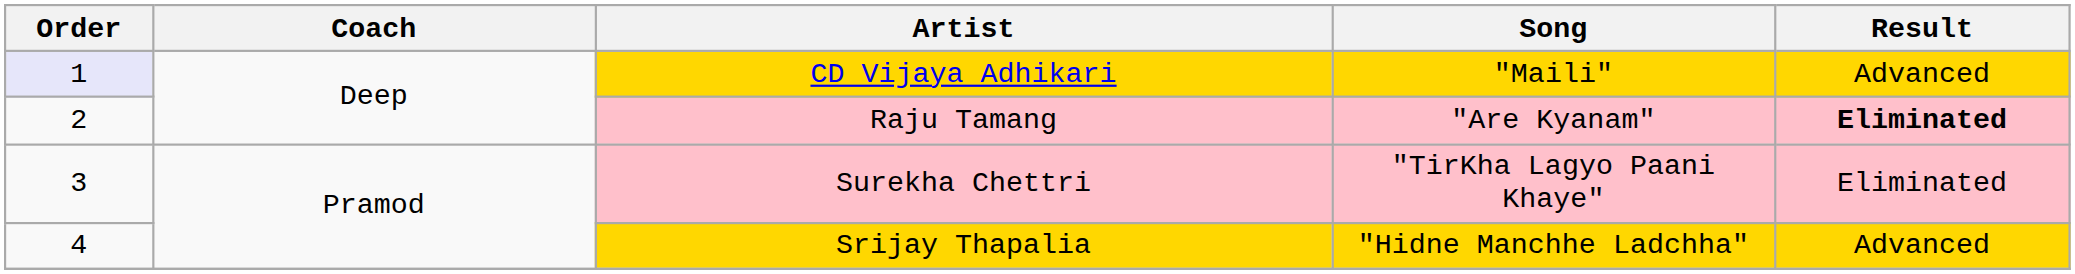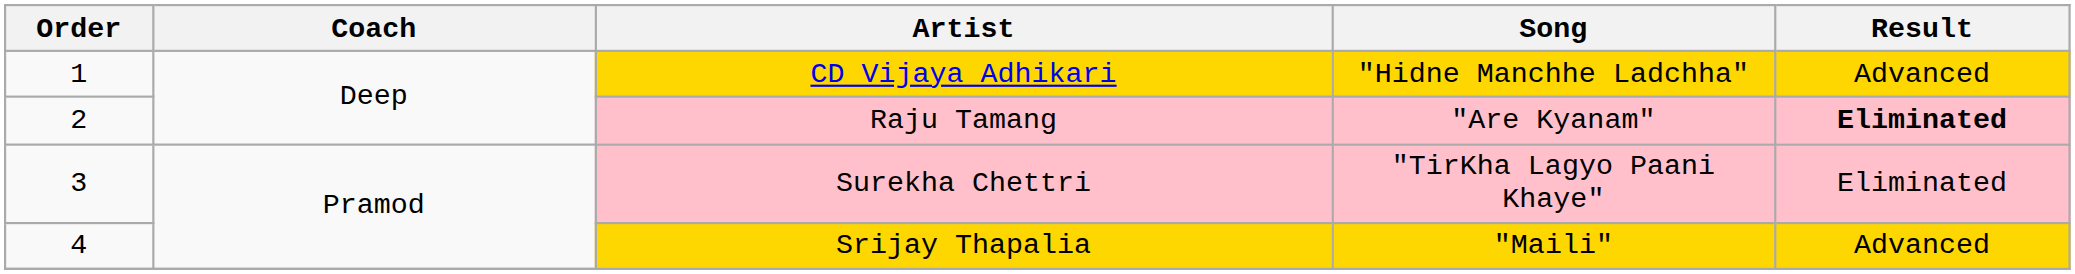(79, 74) lavender background -> (79, 74) no background
(1553, 74) "Maili" -> (1553, 74) "Hidne Manchhe Ladchha"
(1553, 246) "Hidne Manchhe Ladchha" -> (1553, 246) "Maili"
